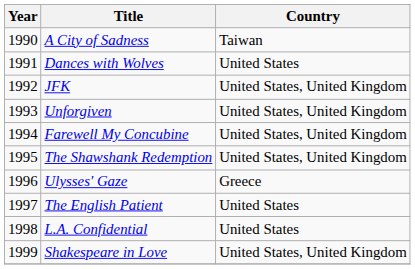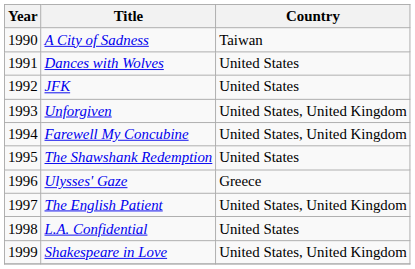(313, 87) United States, United Kingdom -> (259, 87) United States
(313, 157) United States, United Kingdom -> (259, 157) United States
(259, 205) United States -> (313, 205) United States, United Kingdom
